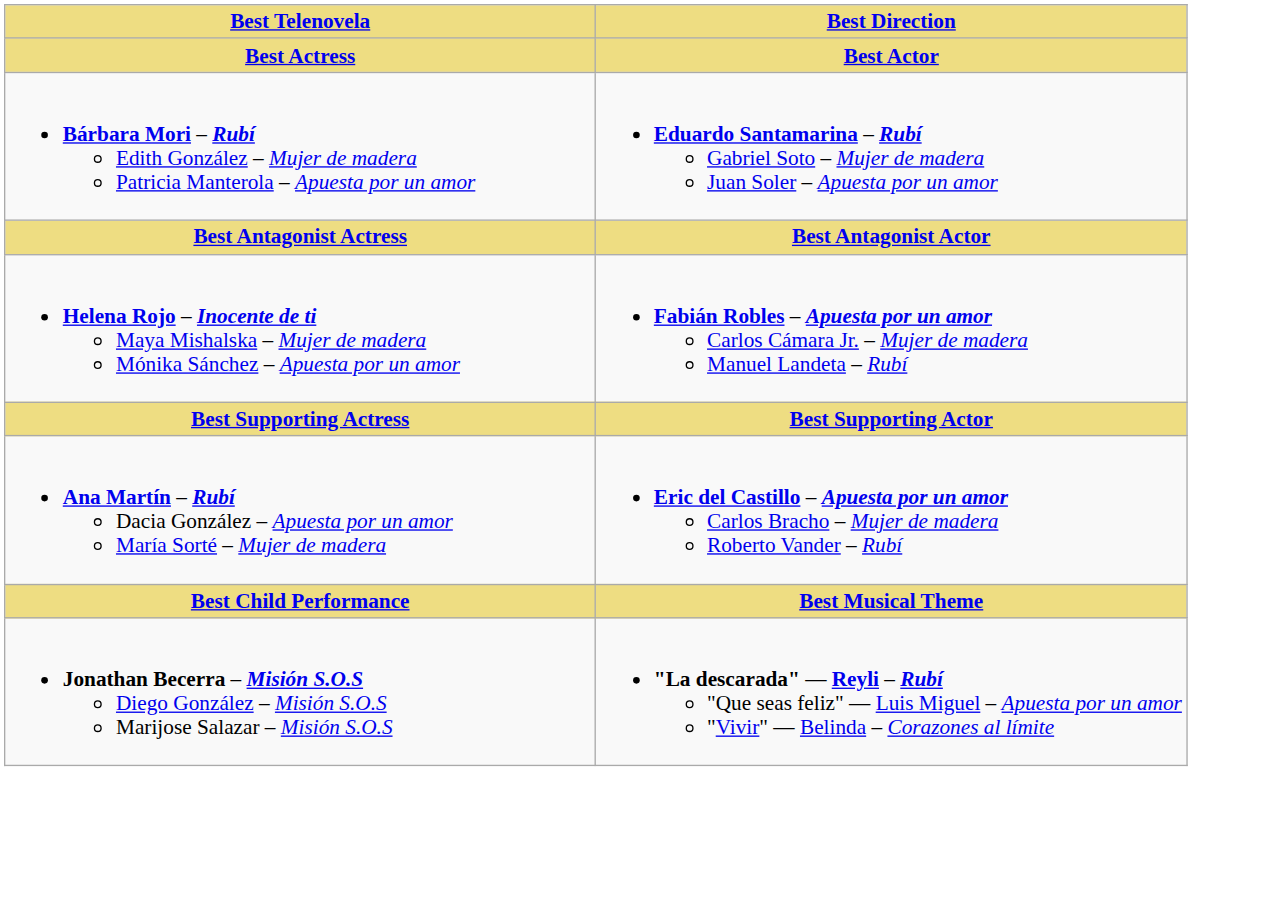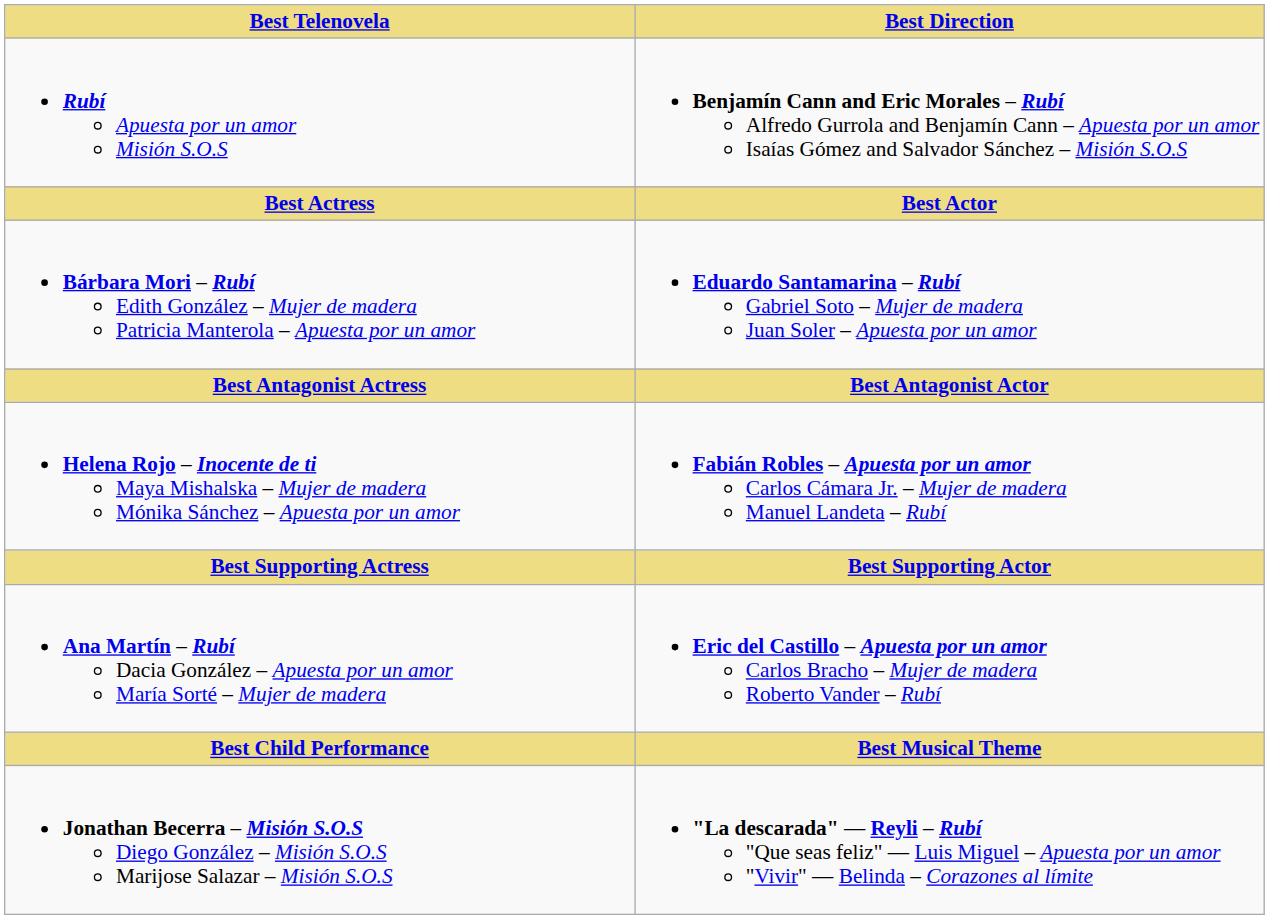+ row: (320, 124)
